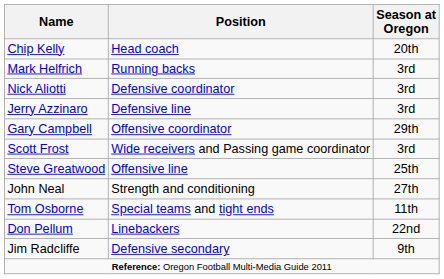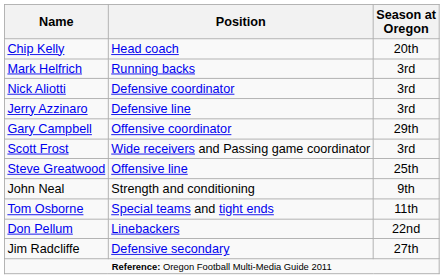(406, 189) 27th -> (406, 189) 9th
(406, 249) 9th -> (406, 249) 27th
